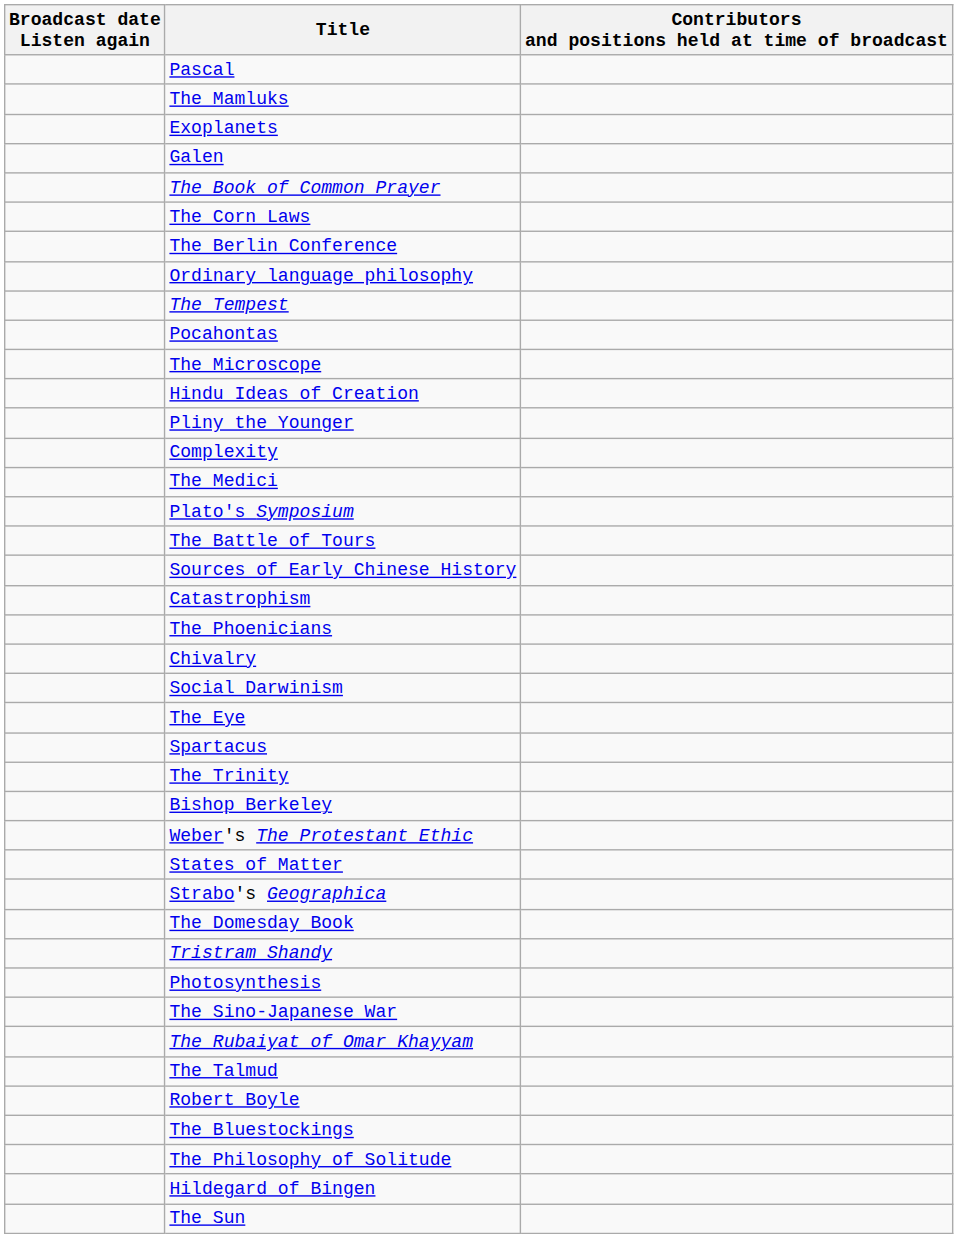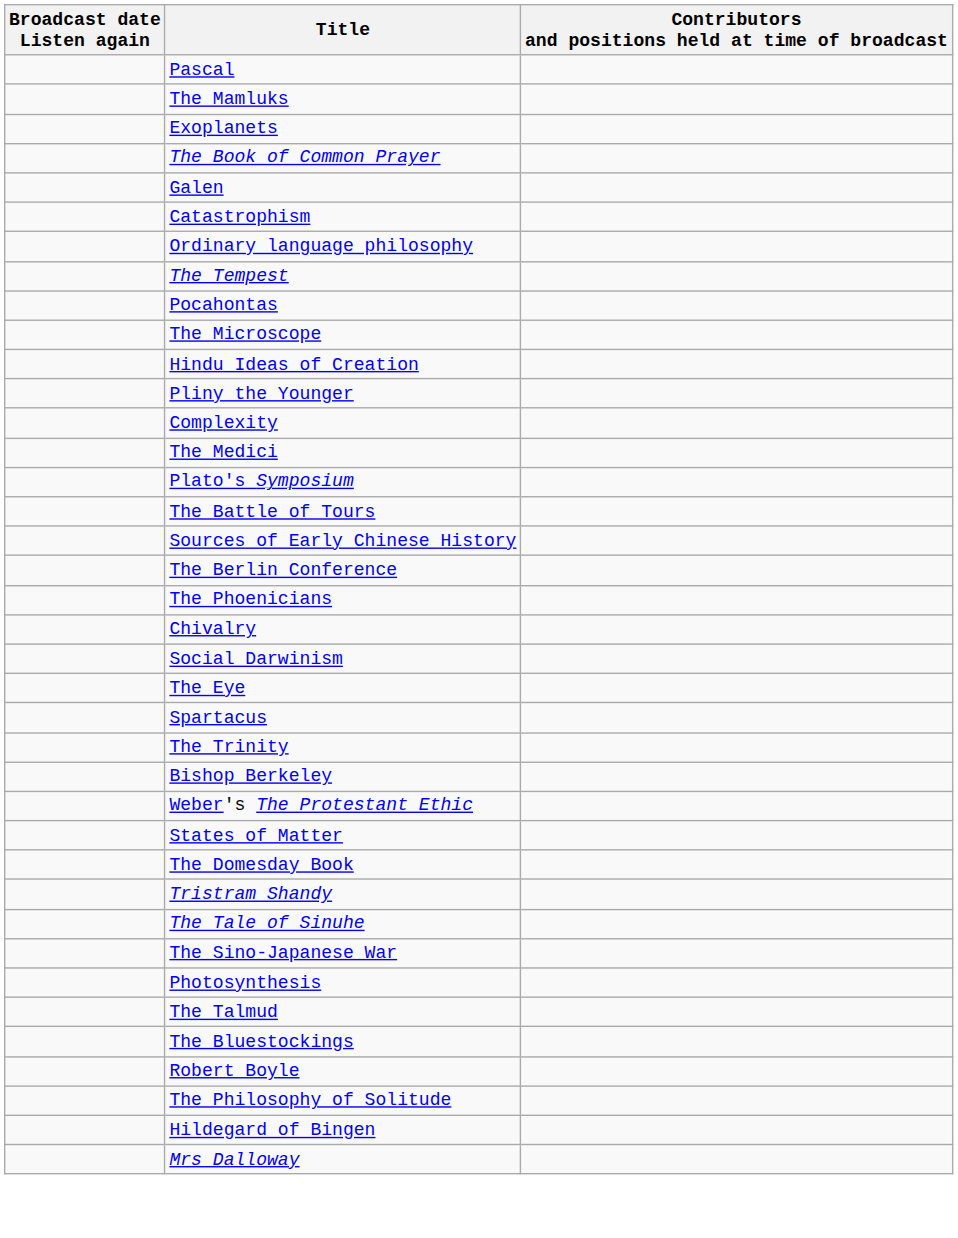rows swapped: (197, 158) <-> (305, 188)
- row: (240, 217)
rows swapped: (283, 246) <-> (240, 600)
- row: (278, 894)
+ row: (267, 924)
rows swapped: (283, 1012) <-> (245, 983)
- row: (321, 1042)
rows swapped: (262, 1130) <-> (234, 1100)
+ row: (234, 1159)
- row: (207, 1218)
